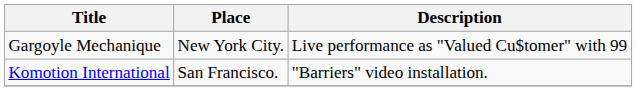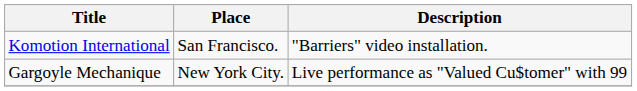rows swapped: (85, 45) <-> (89, 72)
